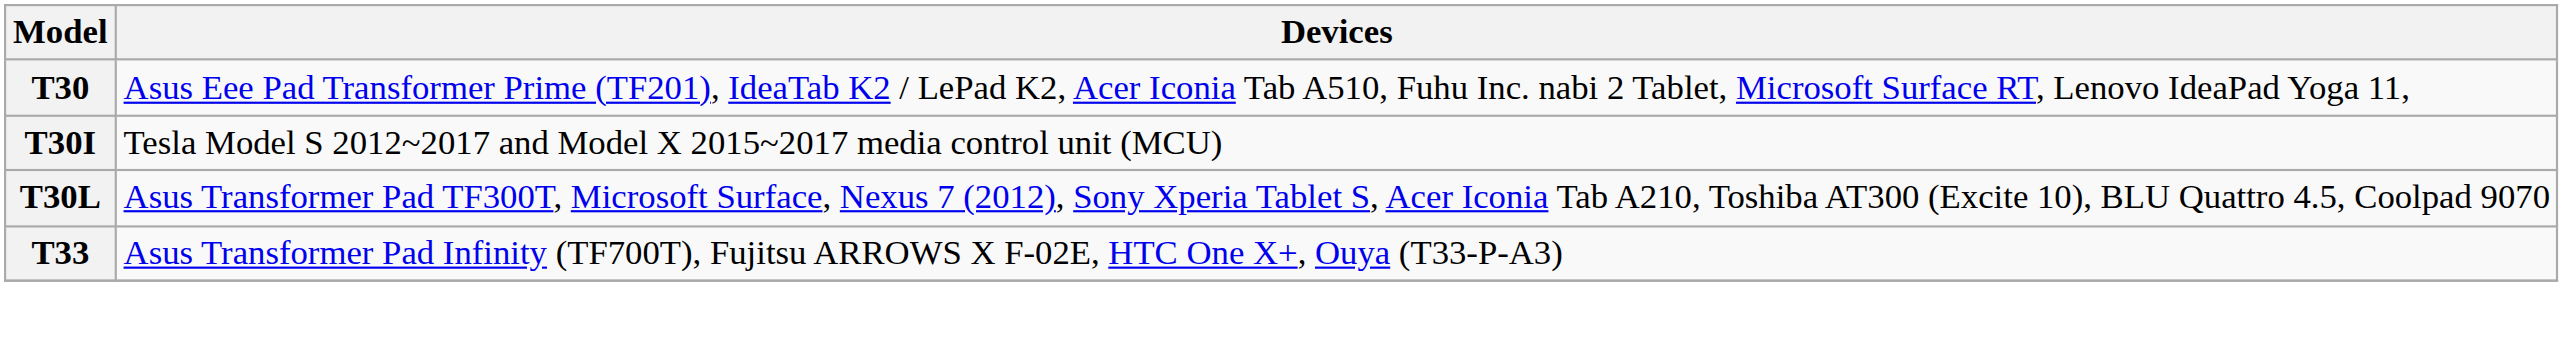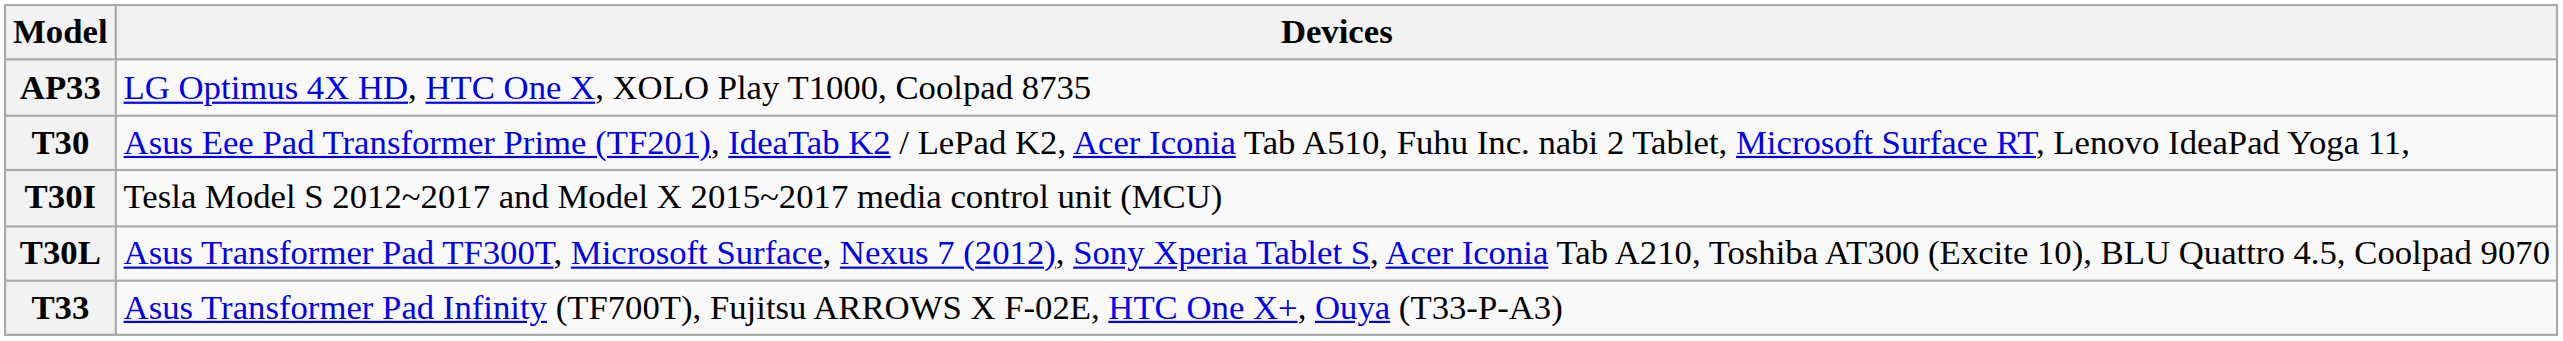+ row: (60, 87)
